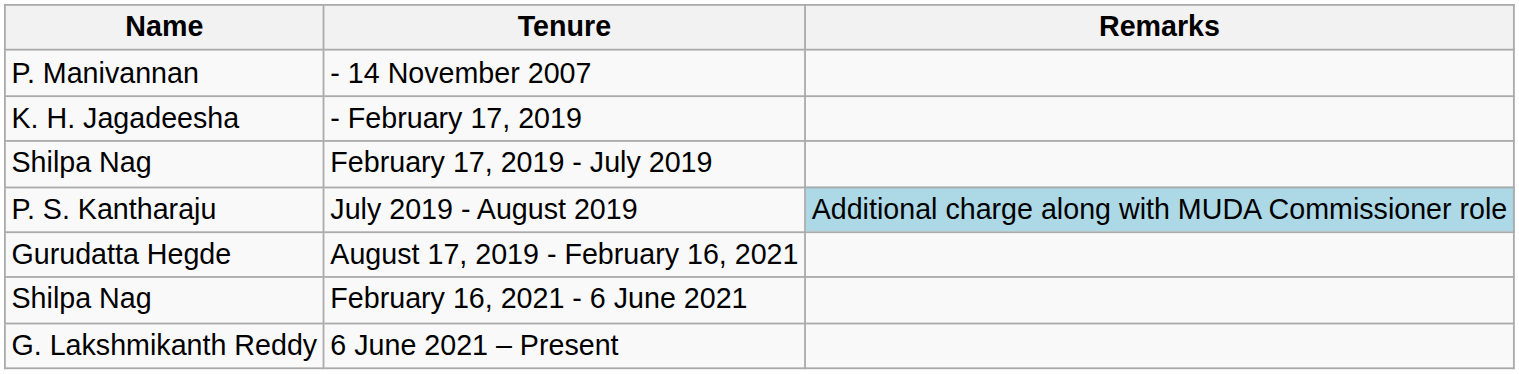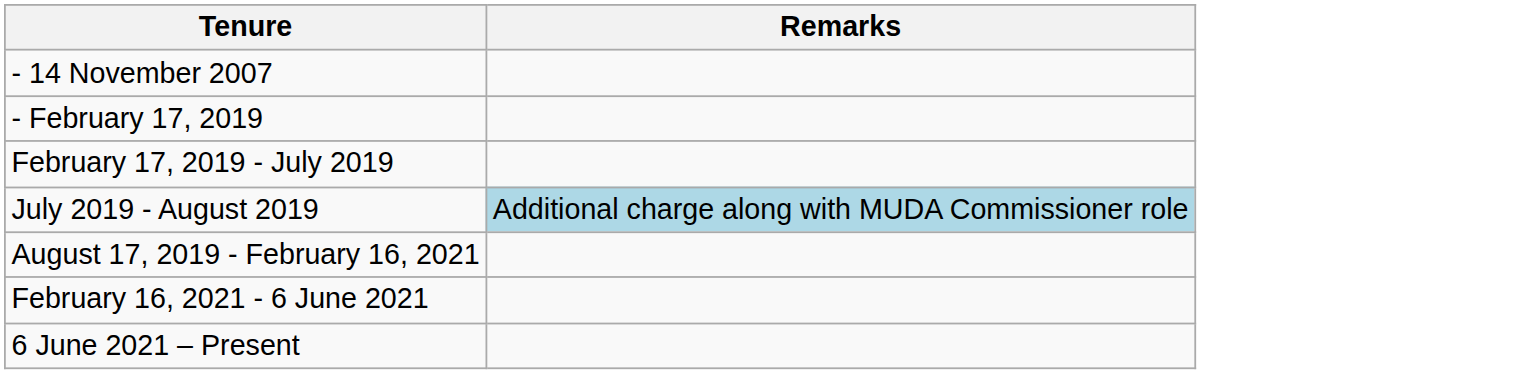- column: (164, 27)
